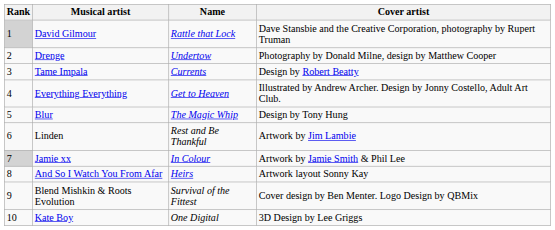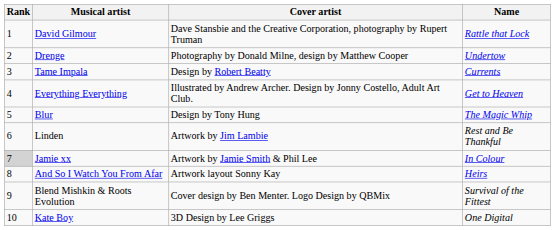columns swapped: (212, 12) <-> (403, 12)
(9, 34) lightgrey background -> (9, 34) no background
